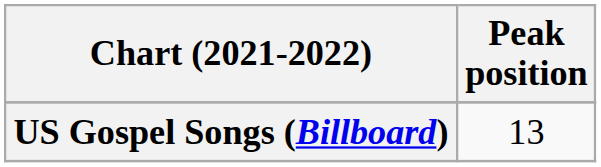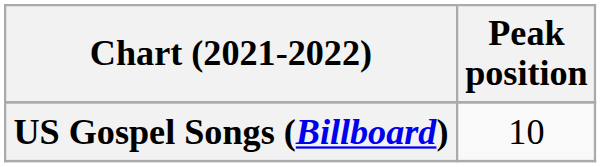(526, 131) 13 -> (526, 131) 10
